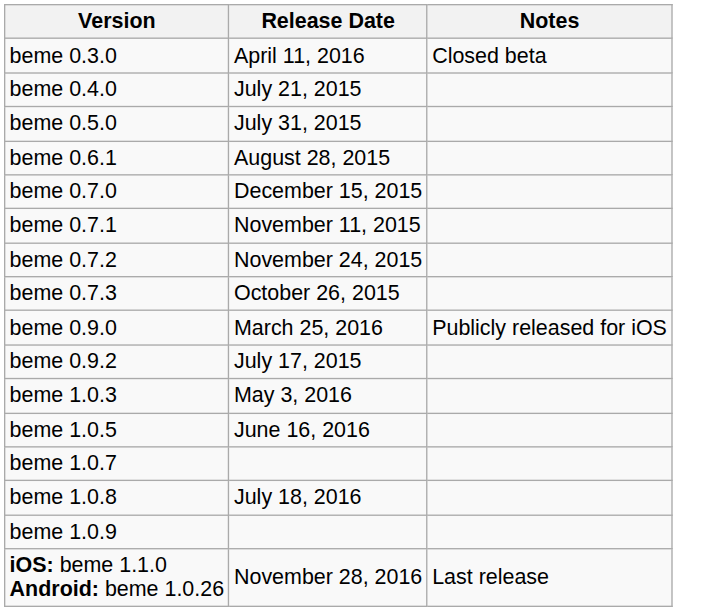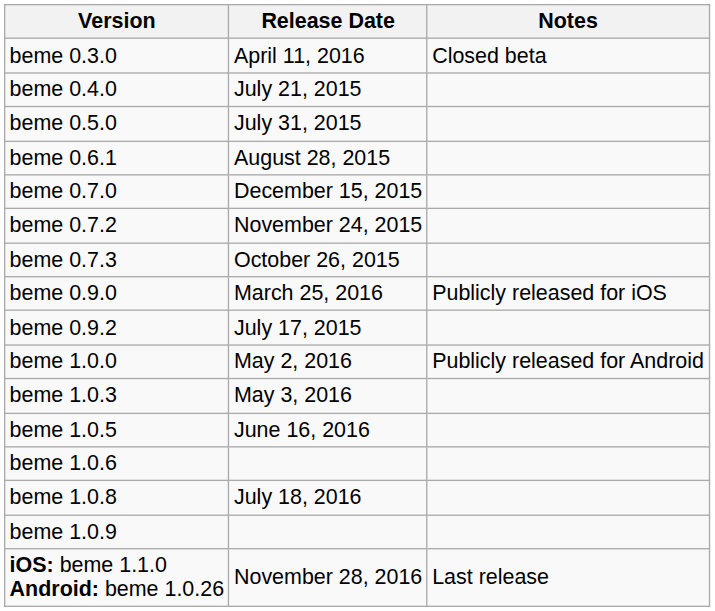- row: (63, 225)
+ row: (63, 361)
+ row: (63, 463)
- row: (63, 463)
